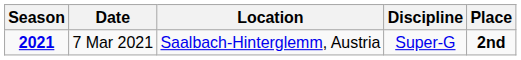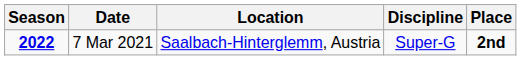(37, 43) 2021 -> (37, 43) 2022
